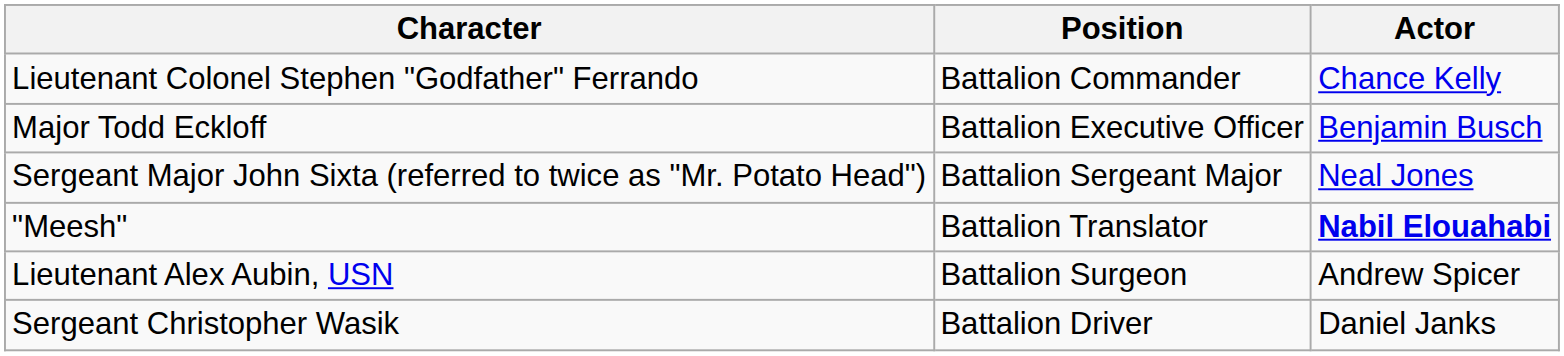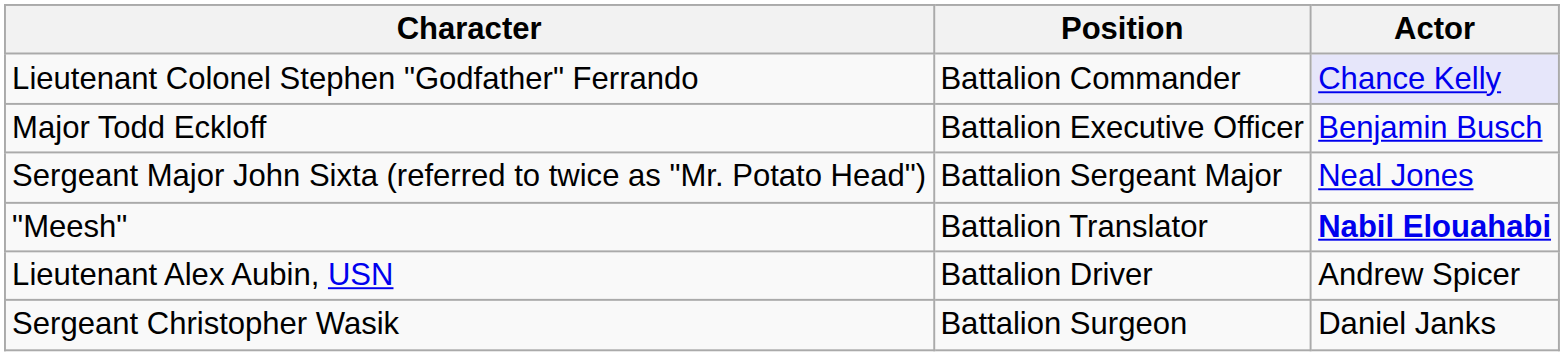(1410, 78) no background -> (1410, 78) lavender background
(1064, 275) Battalion Surgeon -> (1047, 275) Battalion Driver
(1047, 324) Battalion Driver -> (1064, 324) Battalion Surgeon
